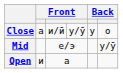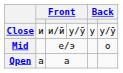(41, 31) а -> (41, 31) и
(108, 31) о -> (108, 31) у/ӯ
(108, 46) у/ӯ -> (108, 46) о
(41, 61) и -> (41, 61) а
